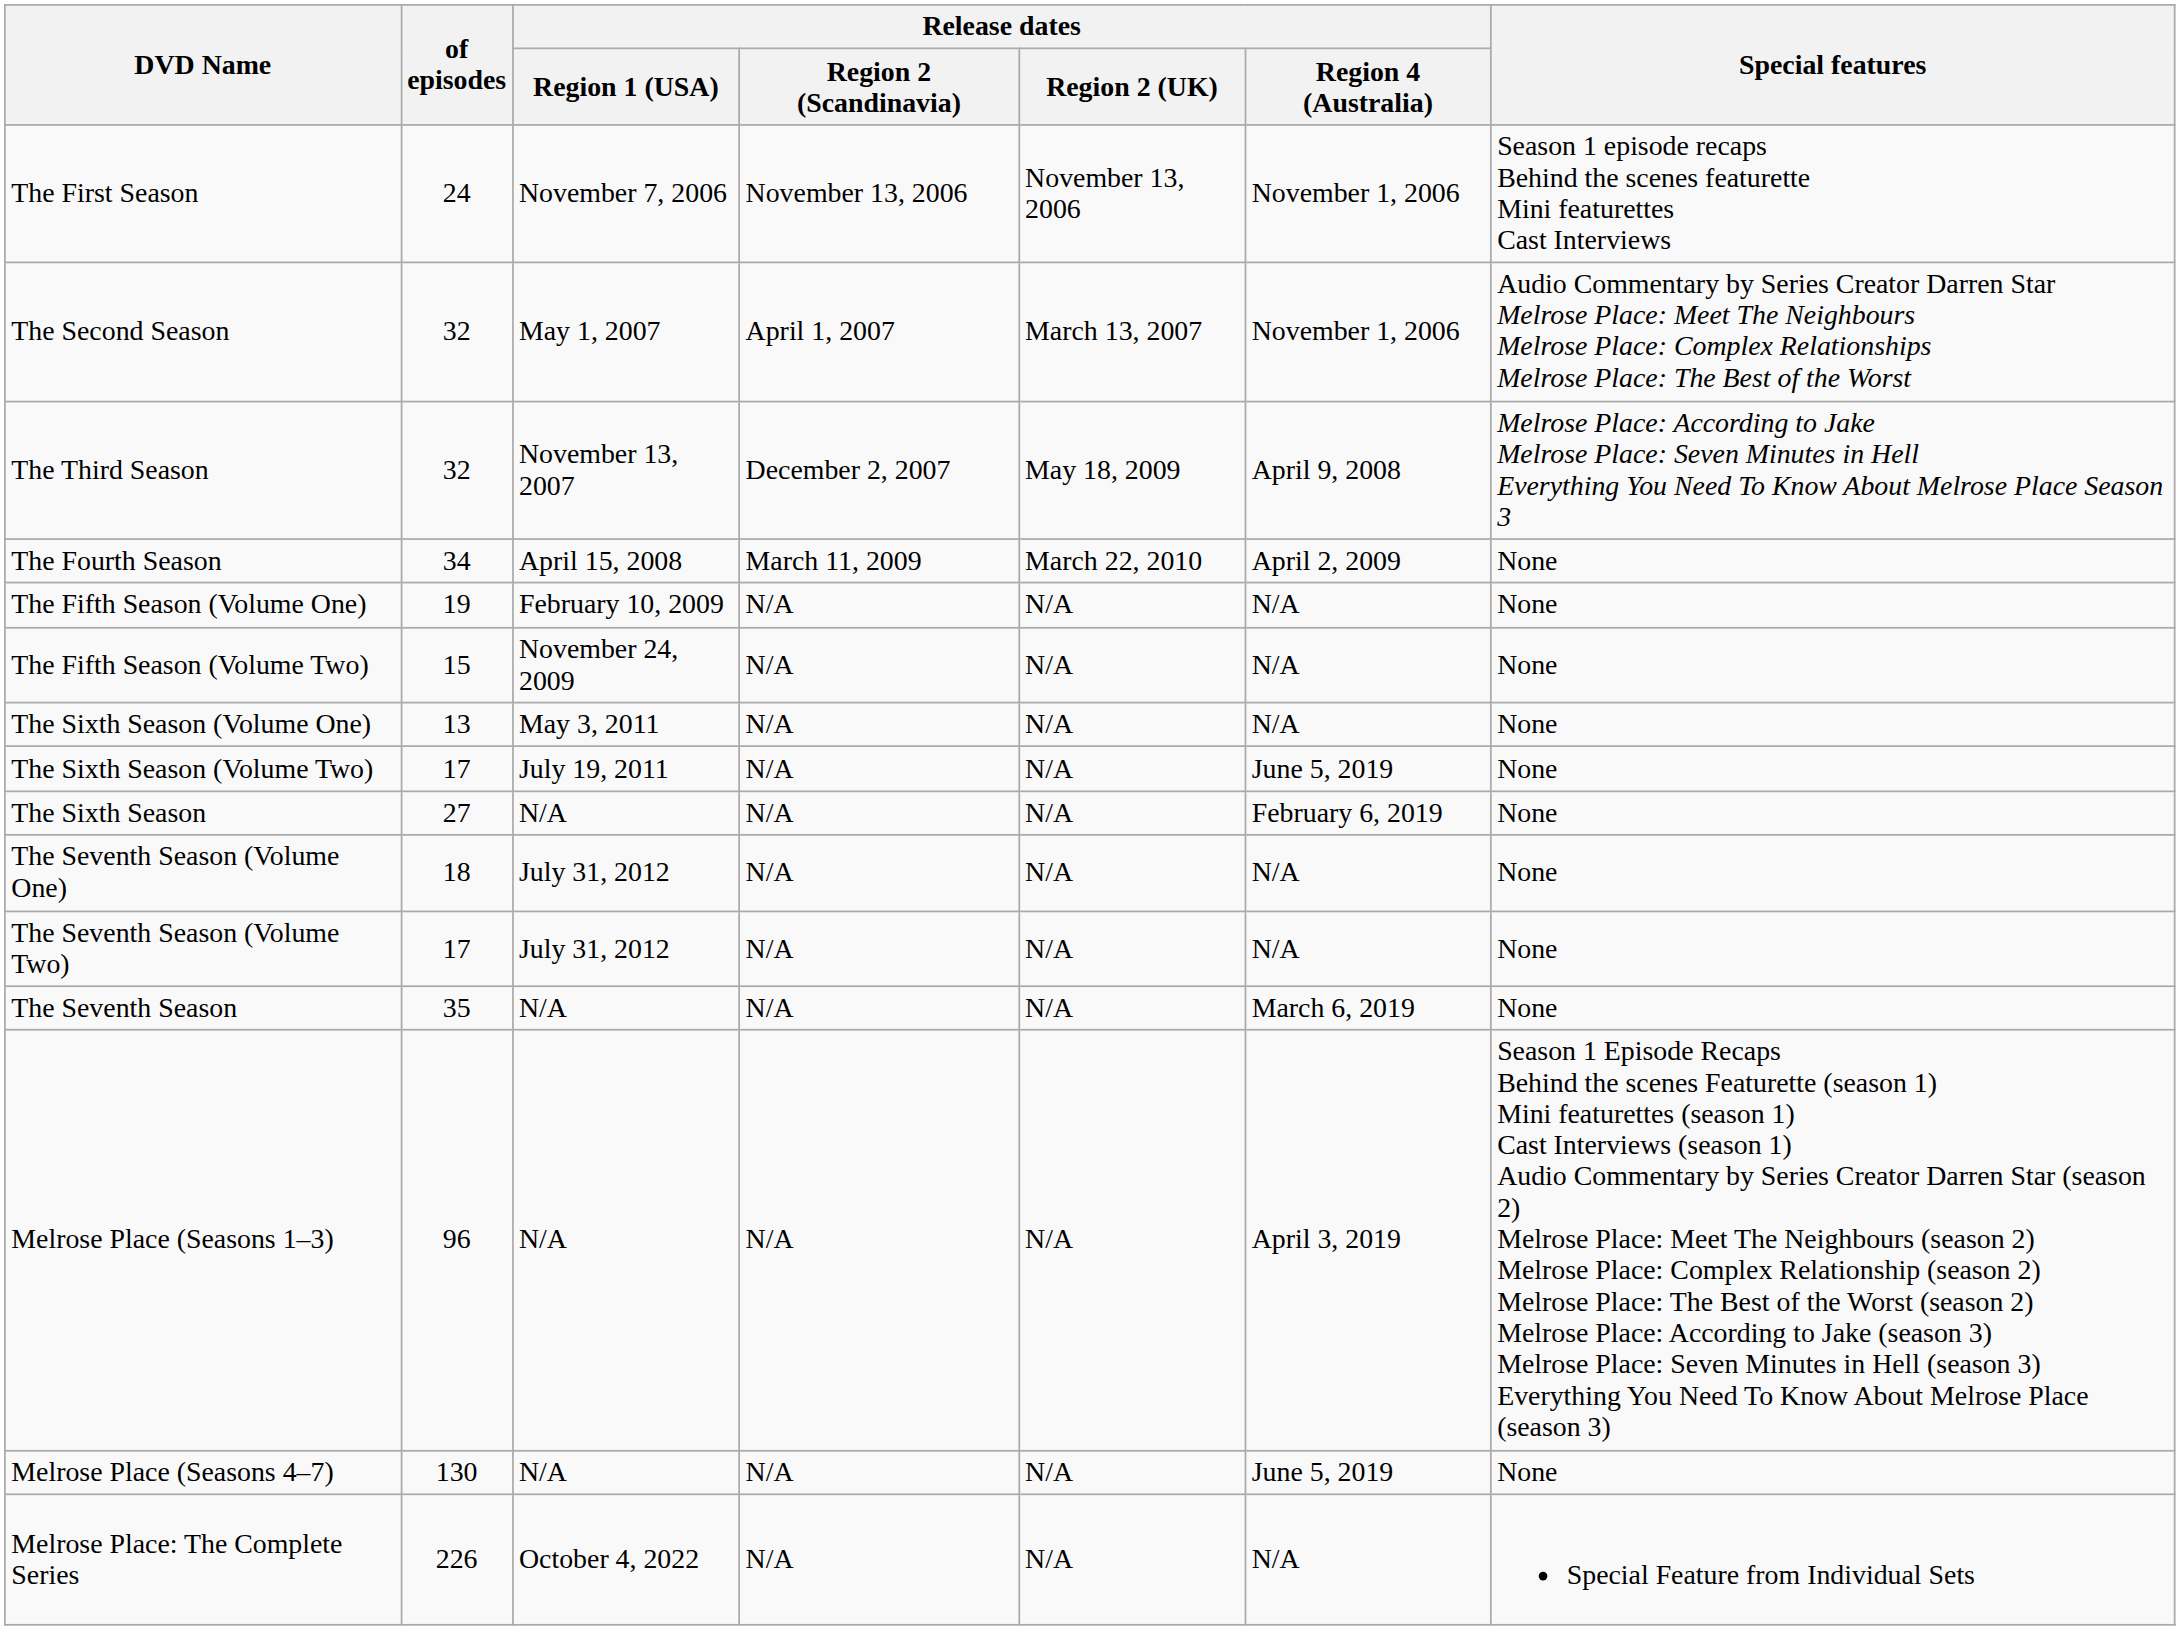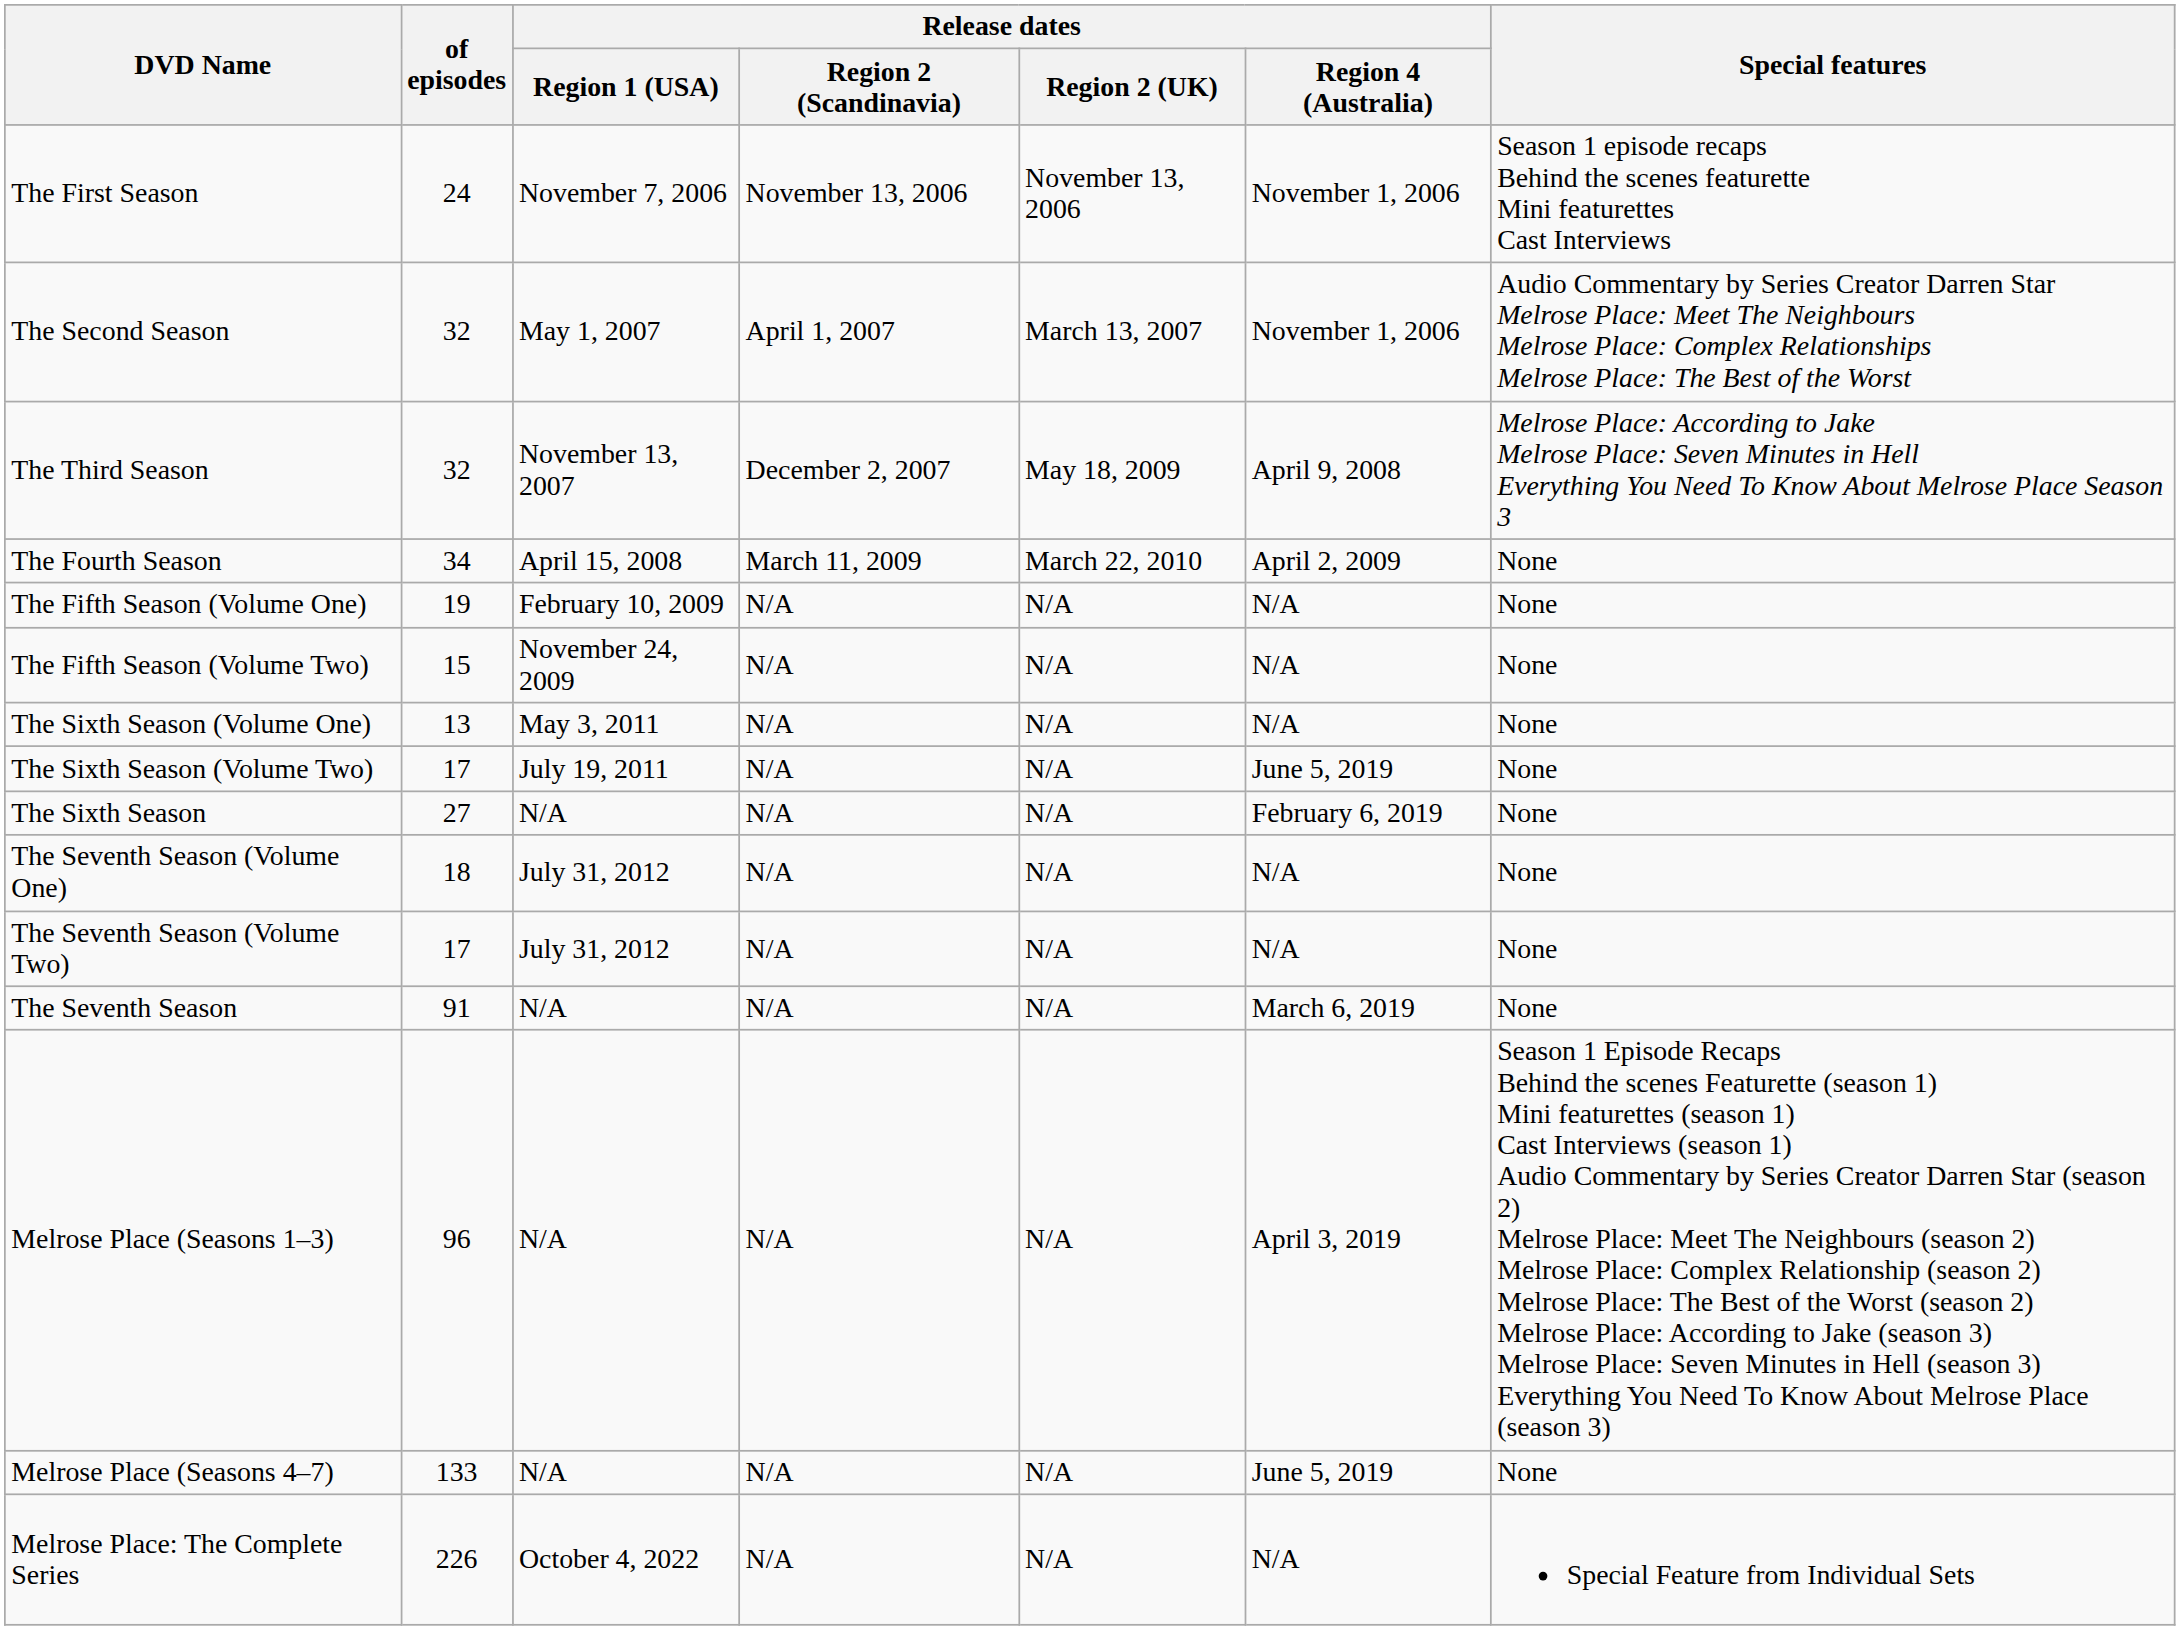(457, 1007) 35 -> (457, 1007) 91
(457, 1471) 130 -> (457, 1471) 133
